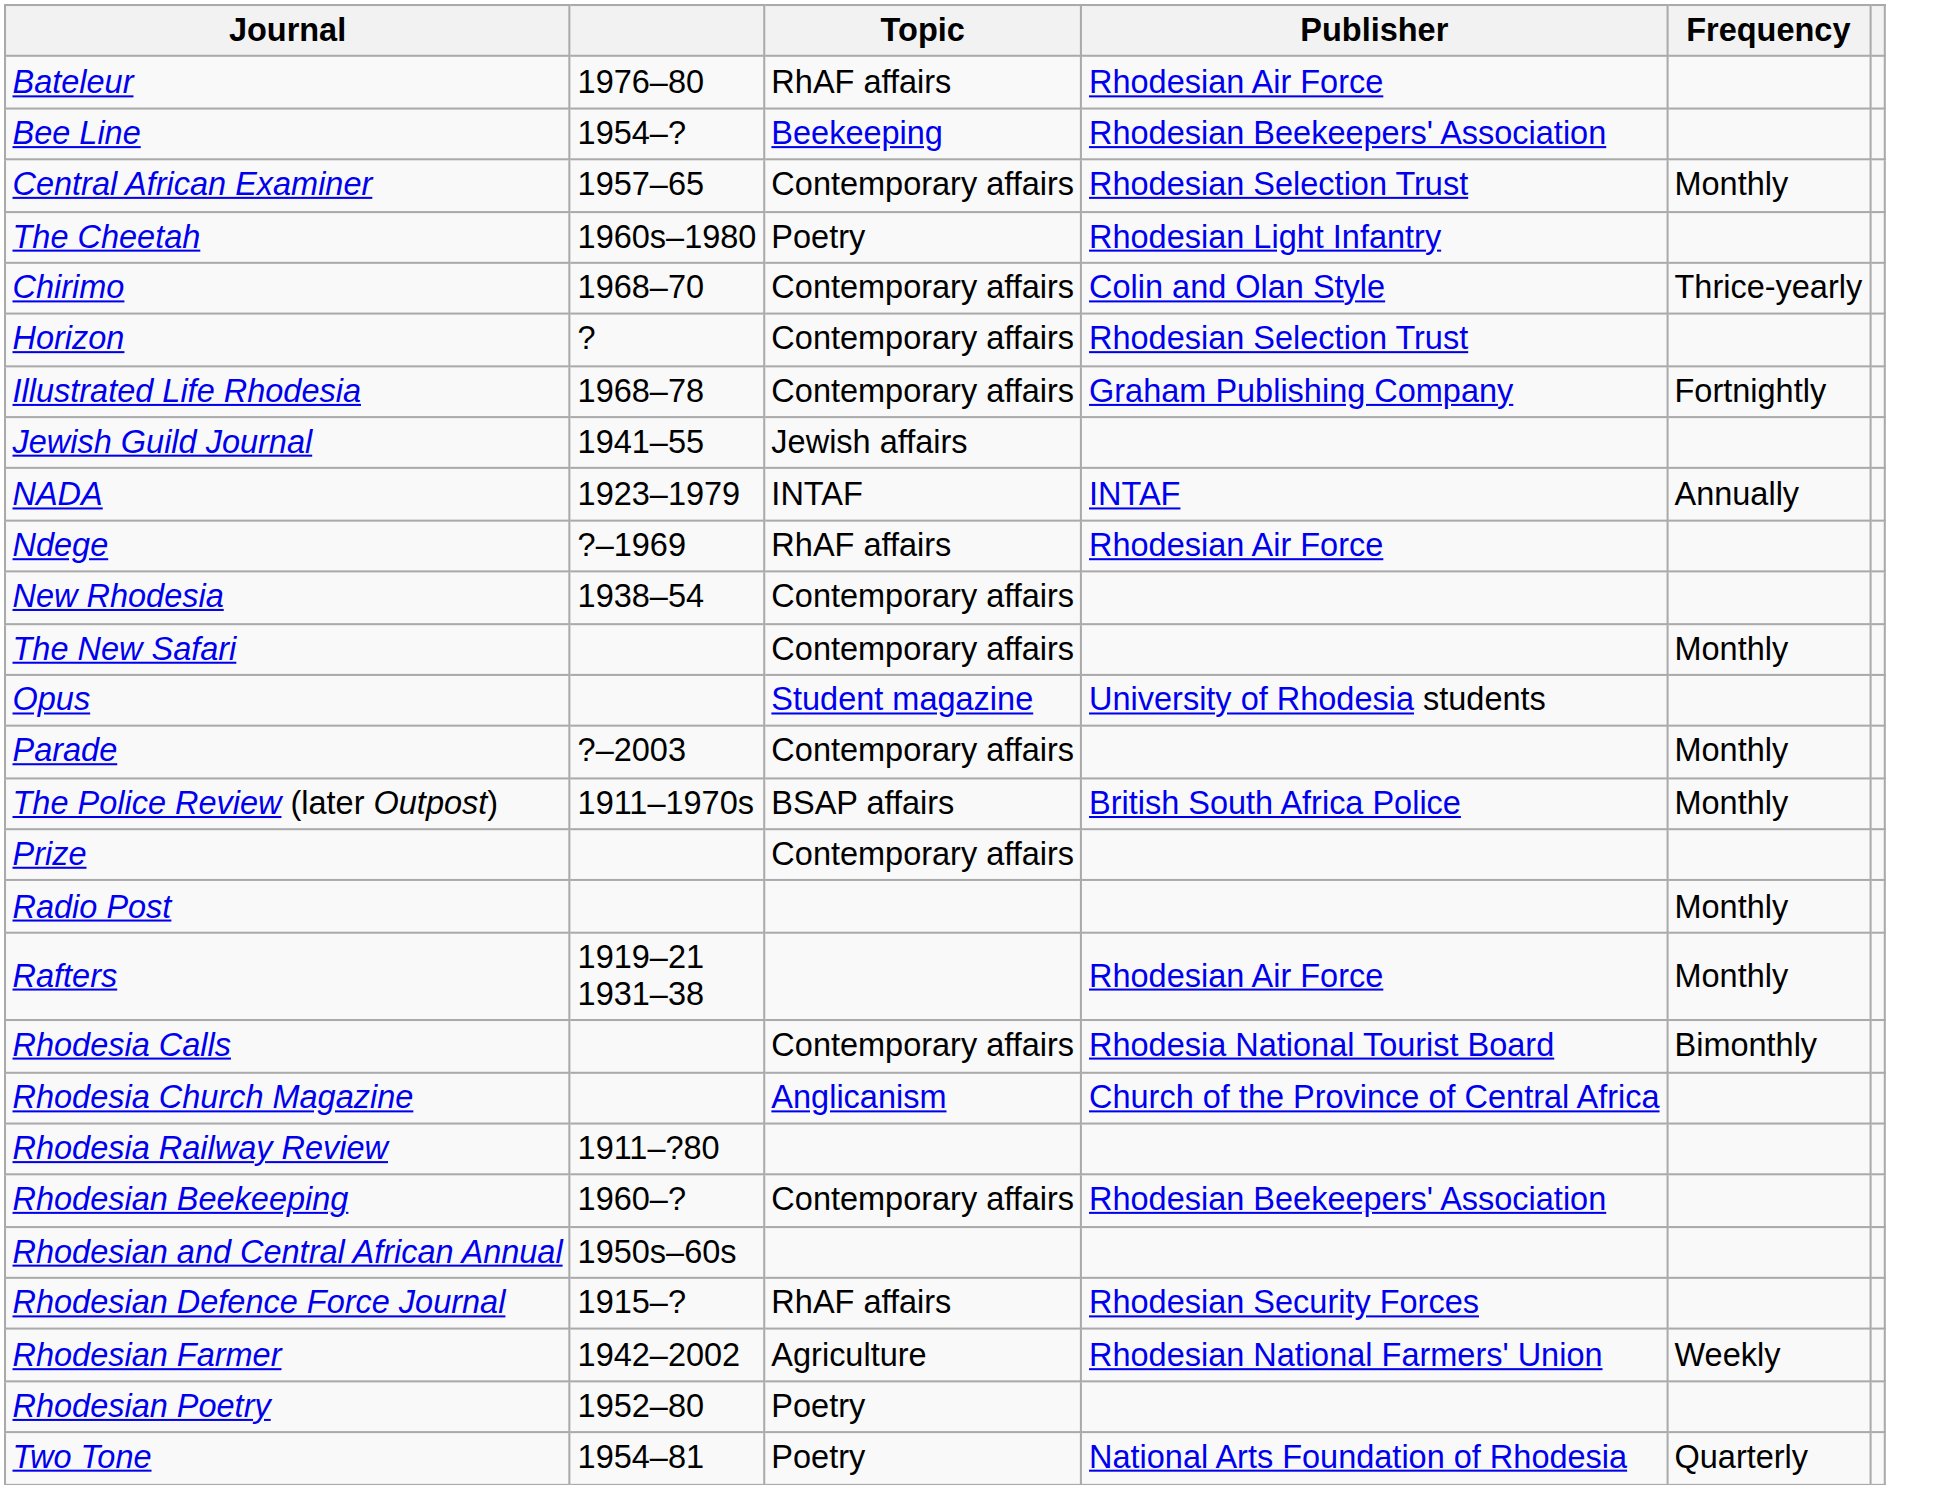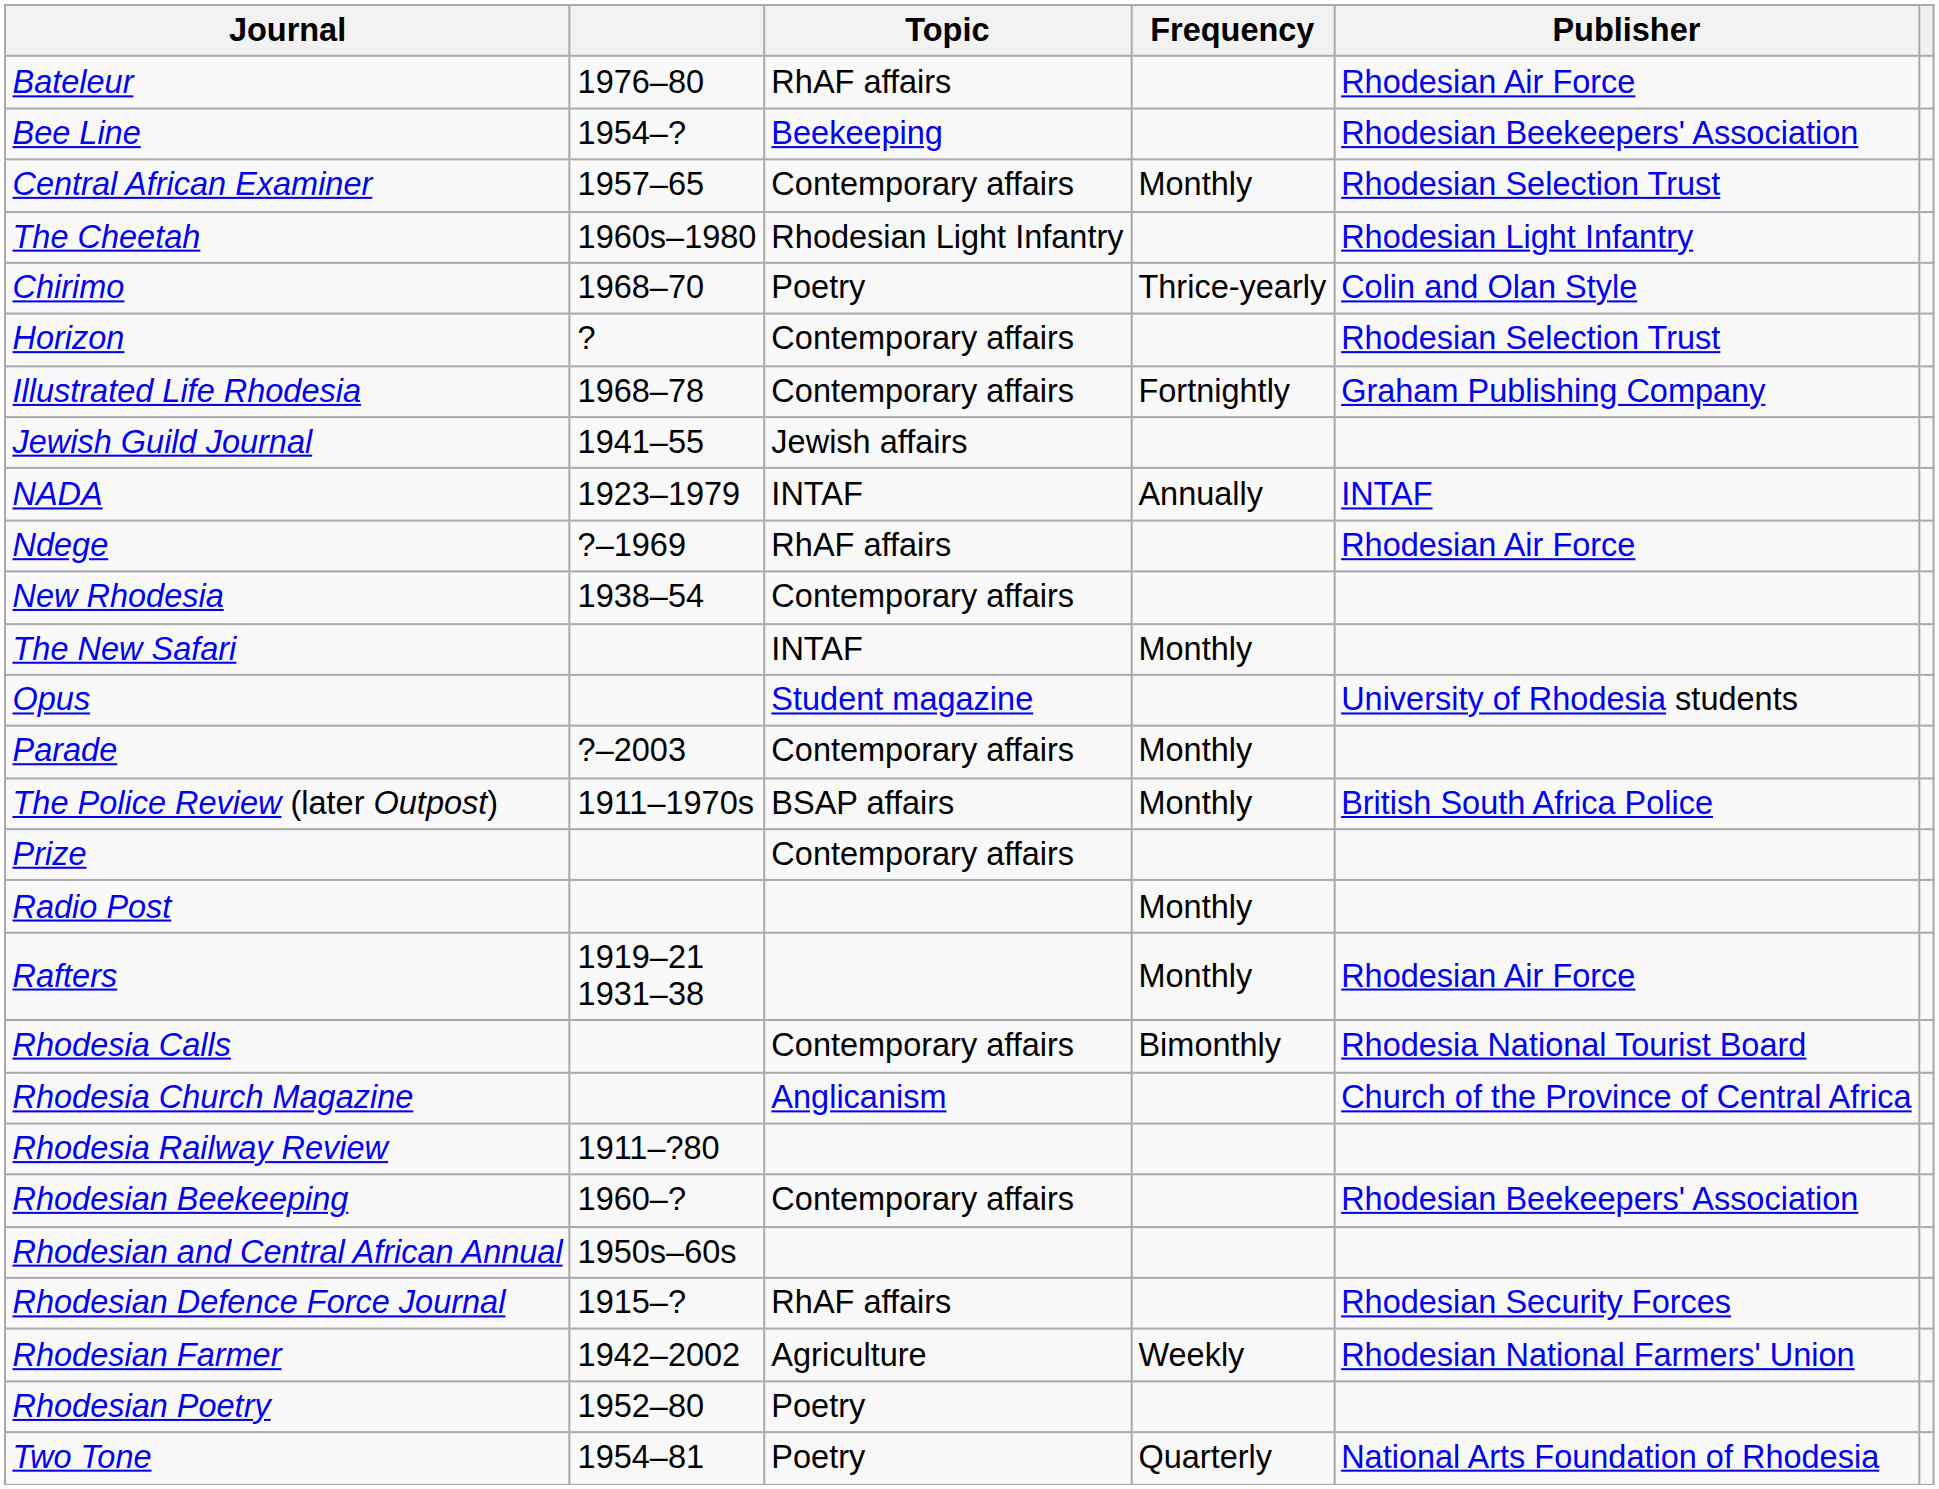columns swapped: (1374, 30) <-> (1768, 30)
(818, 236) Poetry -> (947, 236) Rhodesian Light Infantry
(923, 287) Contemporary affairs -> (818, 287) Poetry
(923, 648) Contemporary affairs -> (817, 648) INTAF
